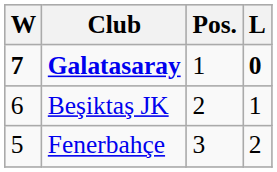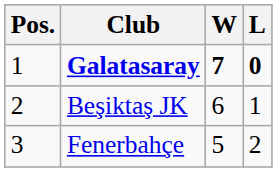columns swapped: (215, 24) <-> (23, 24)
